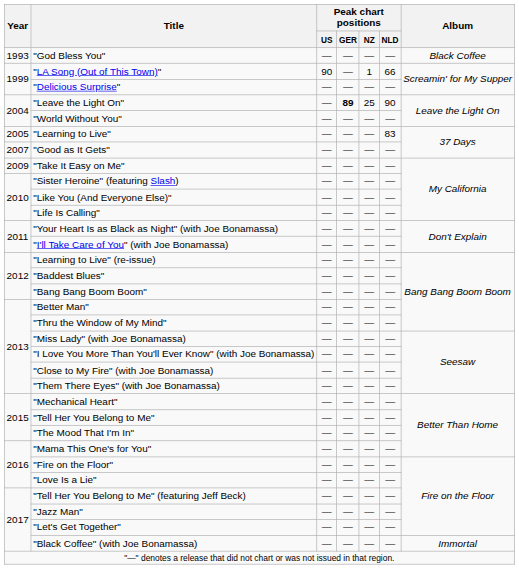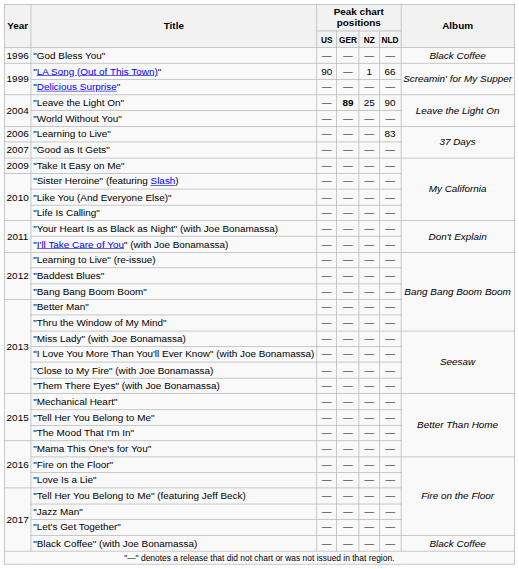(18, 55) 1993 -> (18, 55) 1996
(18, 134) 2005 -> (18, 134) 2006
(458, 543) Immortal -> (458, 543) Black Coffee
